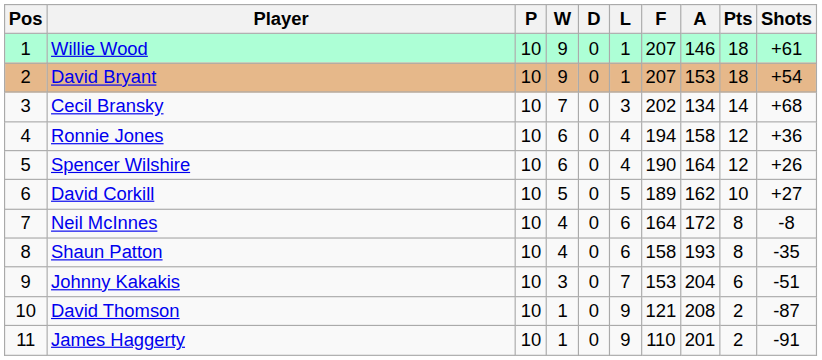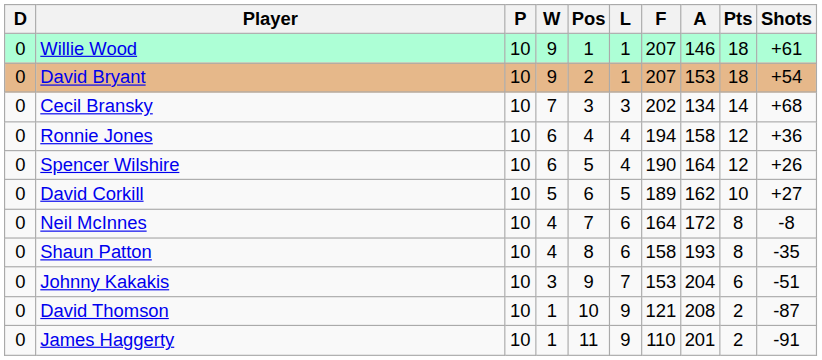columns swapped: (26, 19) <-> (594, 19)
